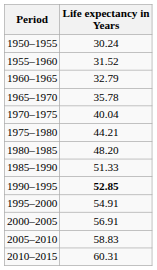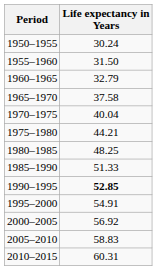(106, 61) 31.52 -> (106, 61) 31.50
(106, 97) 35.78 -> (106, 97) 37.58
(106, 150) 48.20 -> (106, 150) 48.25
(106, 221) 56.91 -> (106, 221) 56.92
